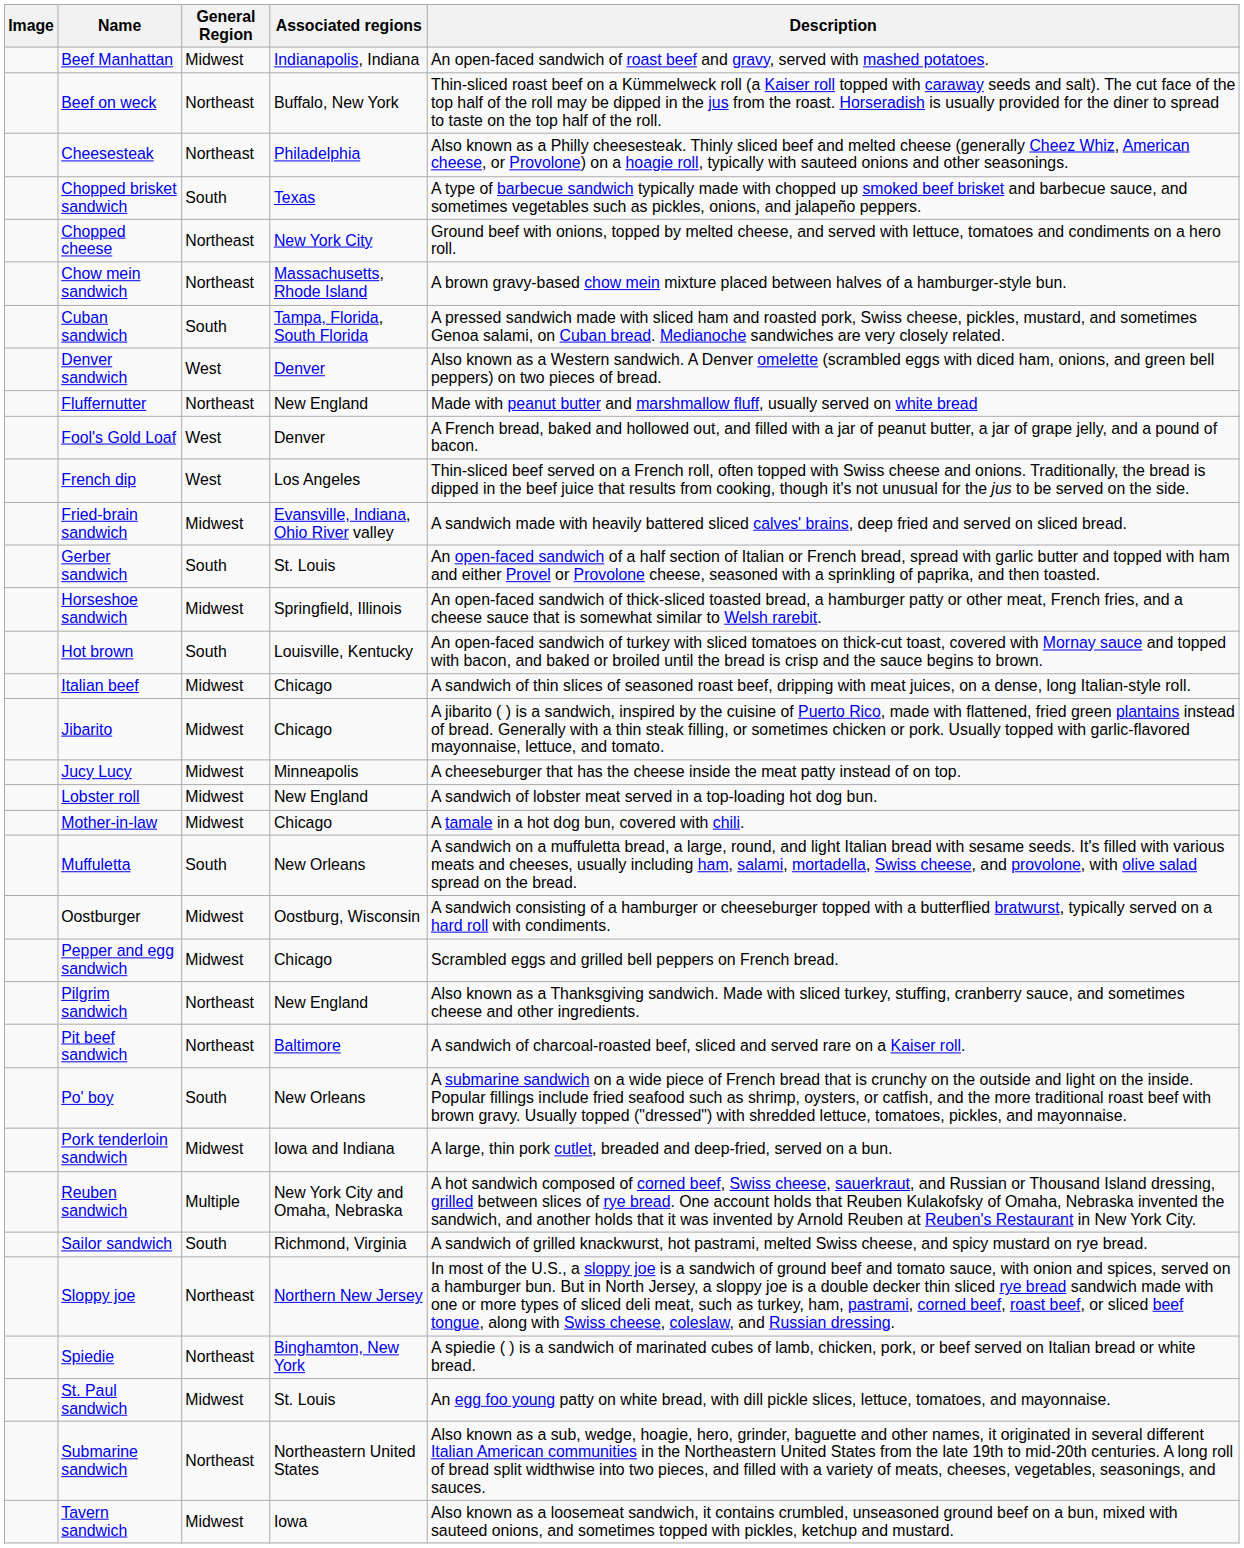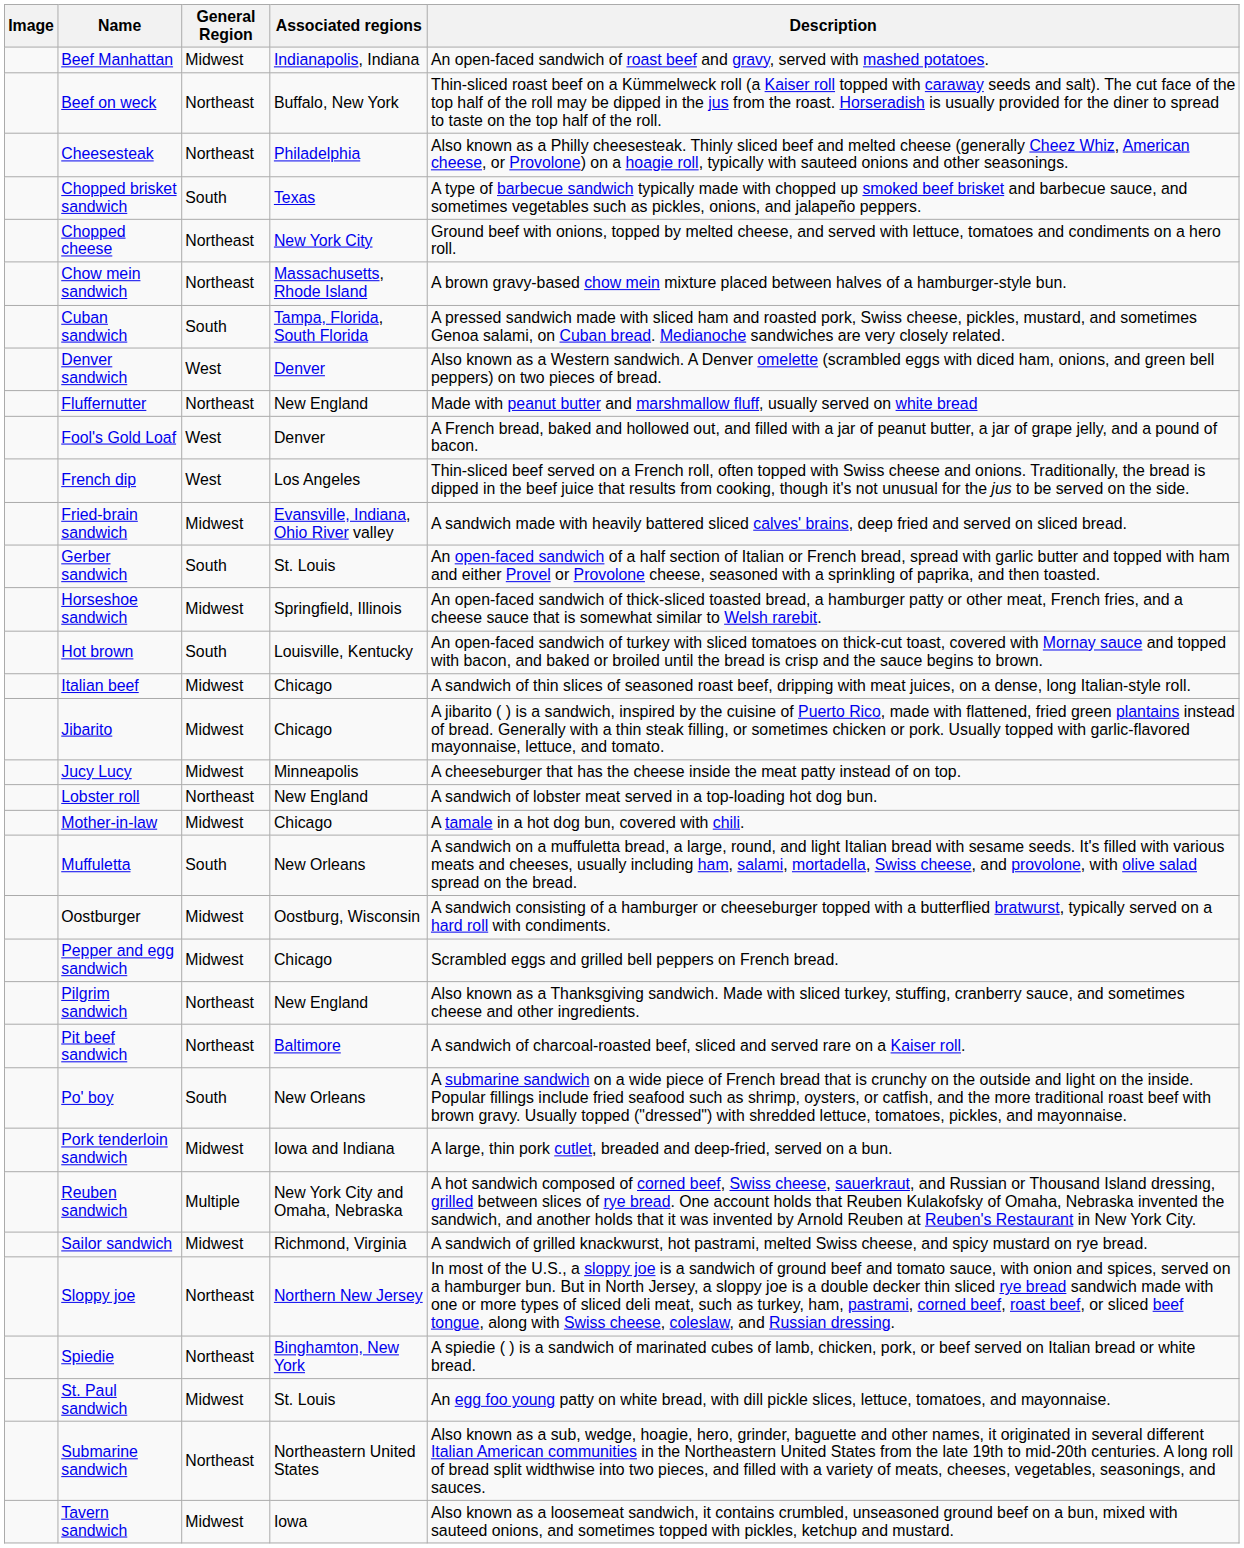(214, 797) Midwest -> (220, 797) Northeast
(206, 1244) South -> (214, 1244) Midwest
